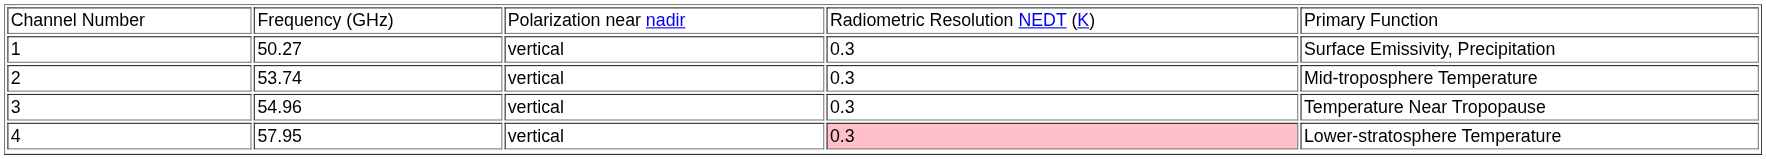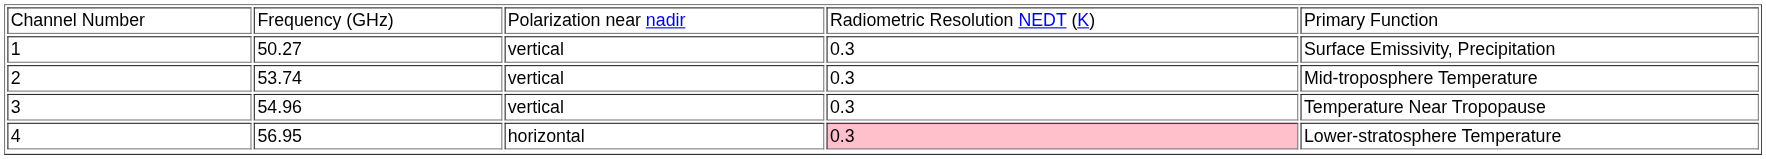(280, 136) 57.95 -> (280, 136) 56.95
(536, 136) vertical -> (546, 136) horizontal
